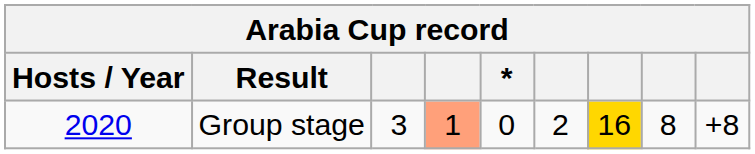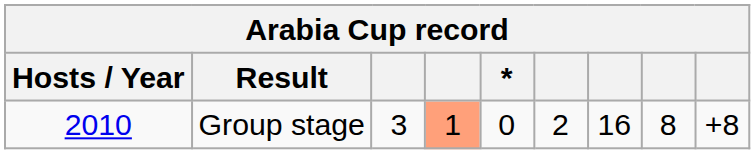(98, 125) 2020 -> (98, 125) 2010
(614, 125) gold background -> (614, 125) no background
